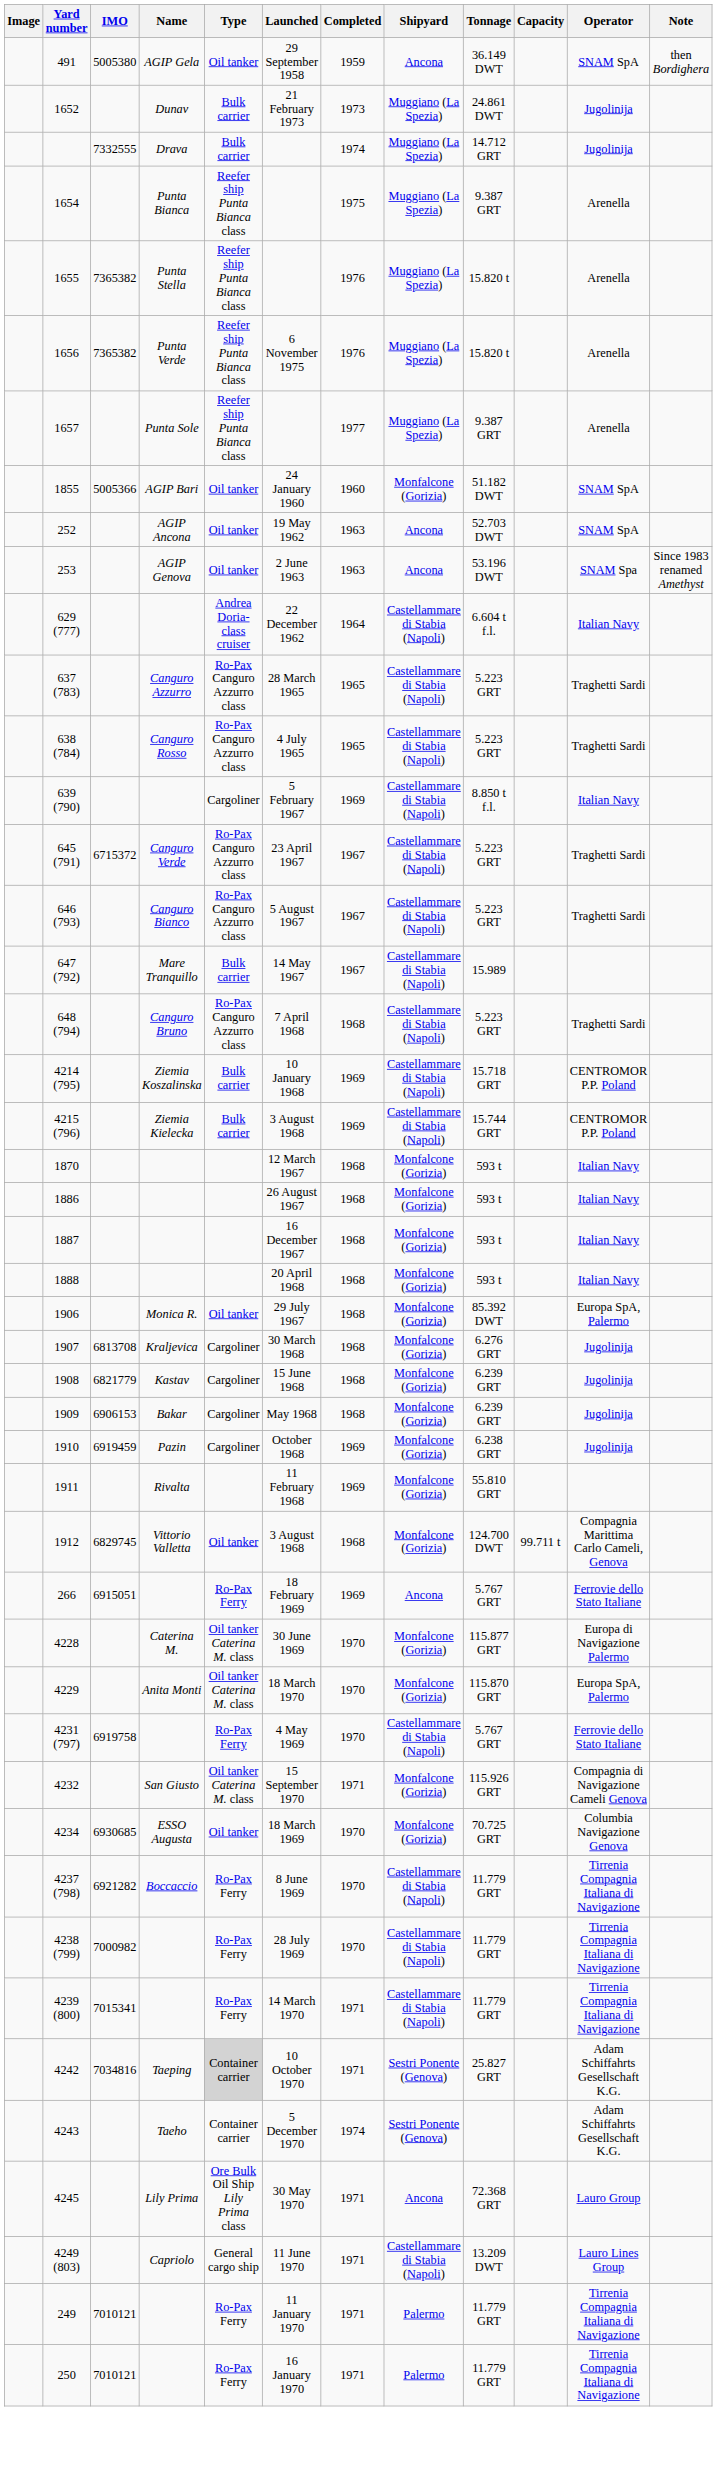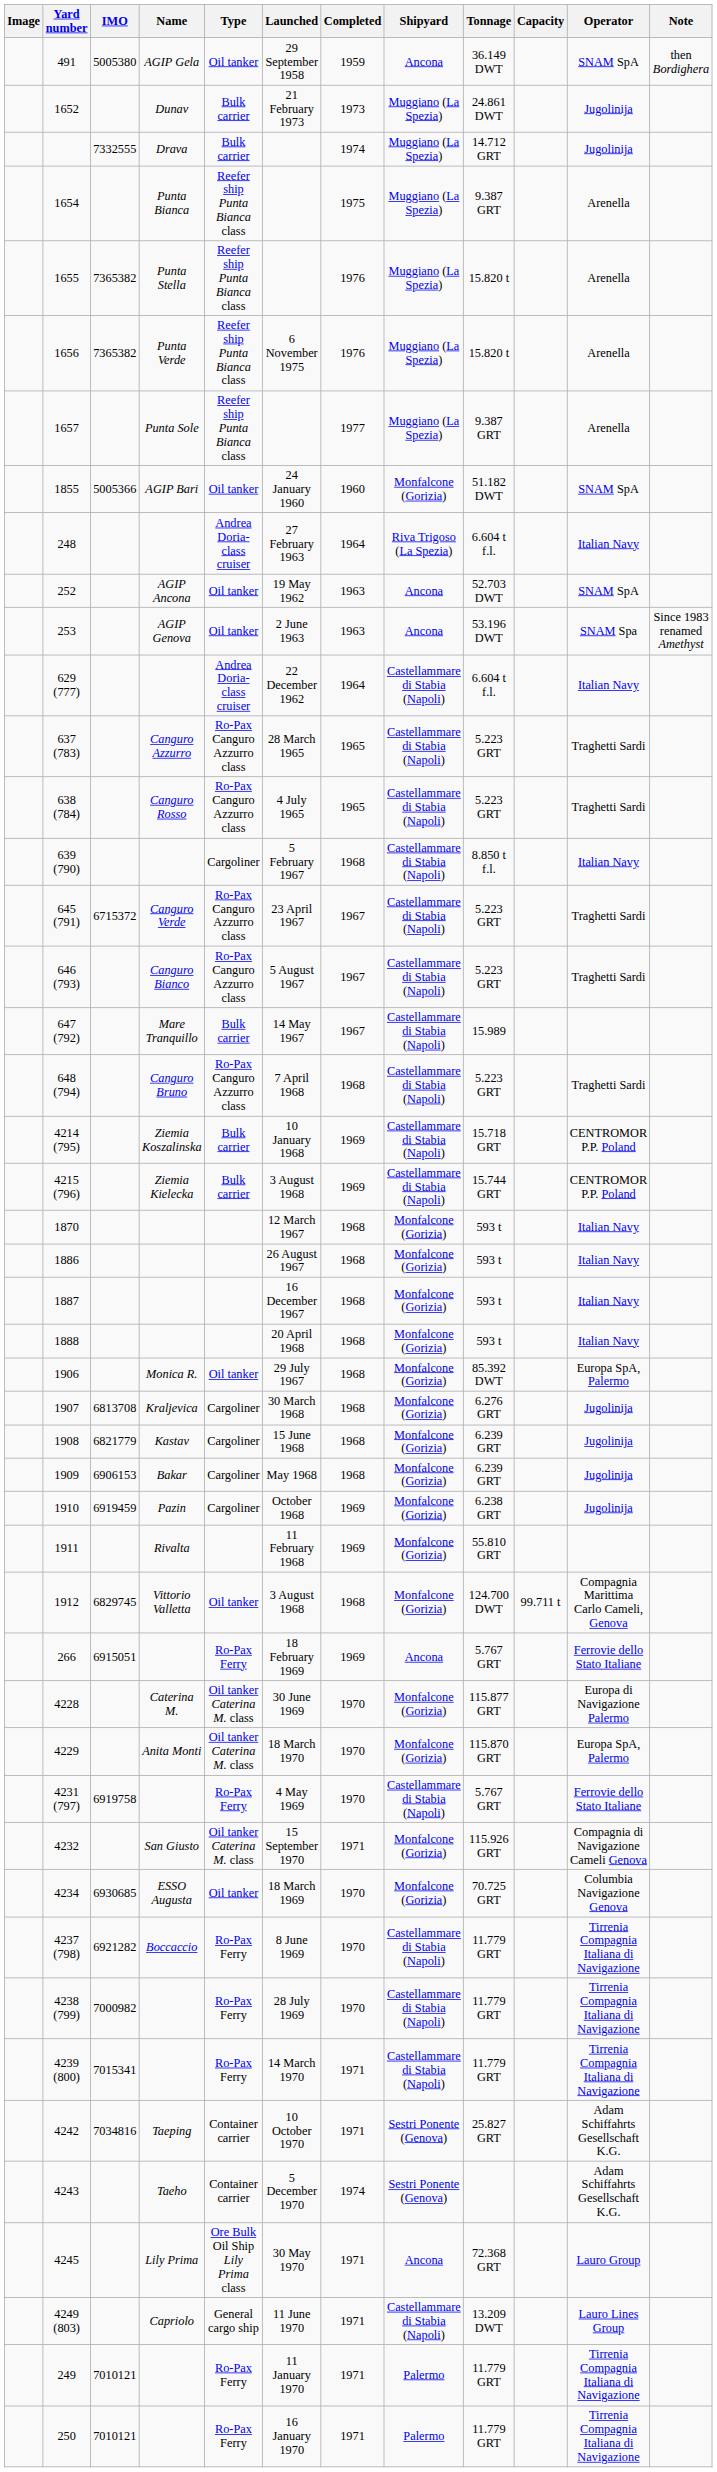+ row: (67, 543)
(353, 800) 1969 -> (353, 861) 1968
(233, 2069) lightgrey background -> (233, 2130) no background
